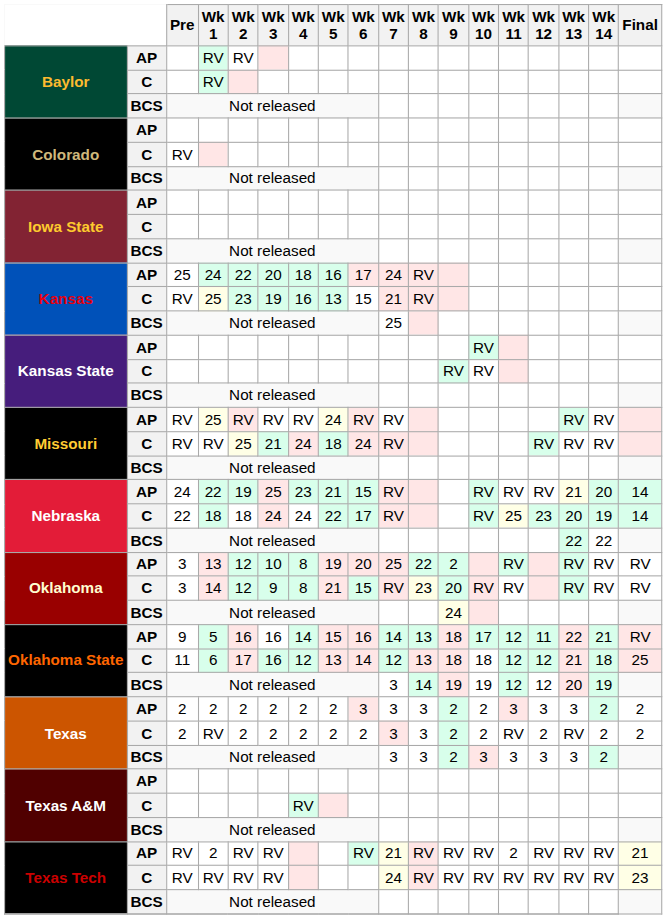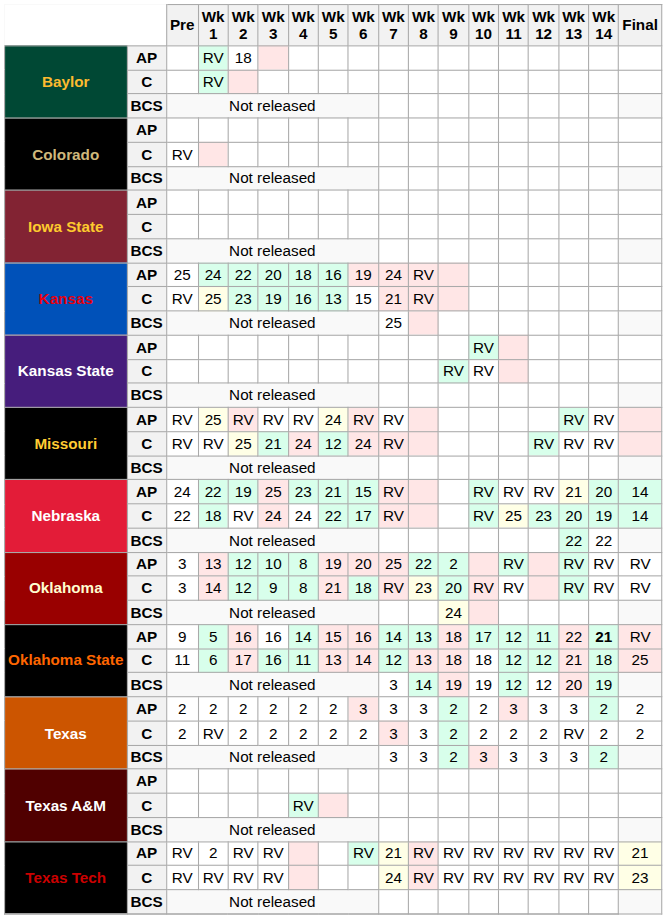(243, 58) RV -> (243, 58) 18
(363, 275) 17 -> (363, 275) 19
(333, 444) 18 -> (333, 444) 12
(243, 516) 18 -> (243, 516) RV
(363, 589) 15 -> (363, 589) 18
(604, 637) normal -> (604, 637) bold
(303, 661) 12 -> (303, 661) 11
(514, 733) RV -> (514, 733) 2
(514, 854) 2 -> (514, 854) RV
